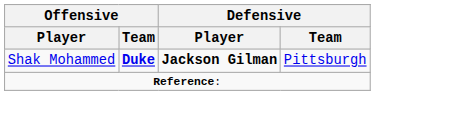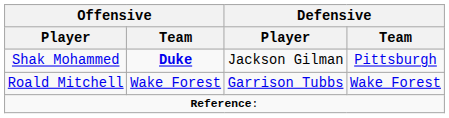(219, 61) bold -> (286, 61) normal
+ row: (66, 83)
